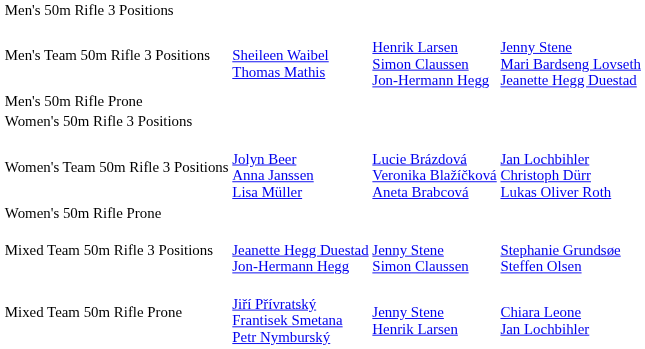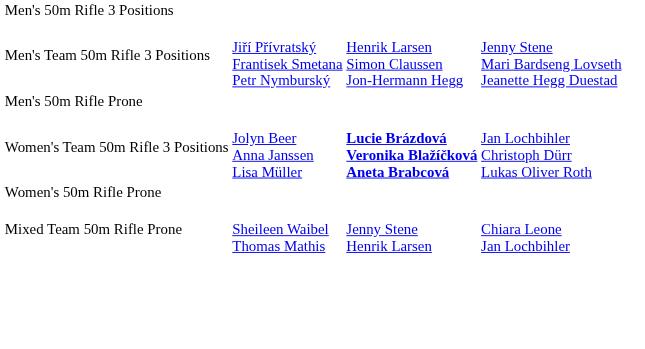(281, 64) Sheileen Waibel Thomas Mathis -> (287, 64) Jiří Přívratský Frantisek Smetana Petr Nymburský
- row: (99, 121)
(435, 175) normal -> (412, 155) bold
- row: (109, 250)
(287, 320) Jiří Přívratský Frantisek Smetana Petr Nymburský -> (281, 238) Sheileen Waibel Thomas Mathis
